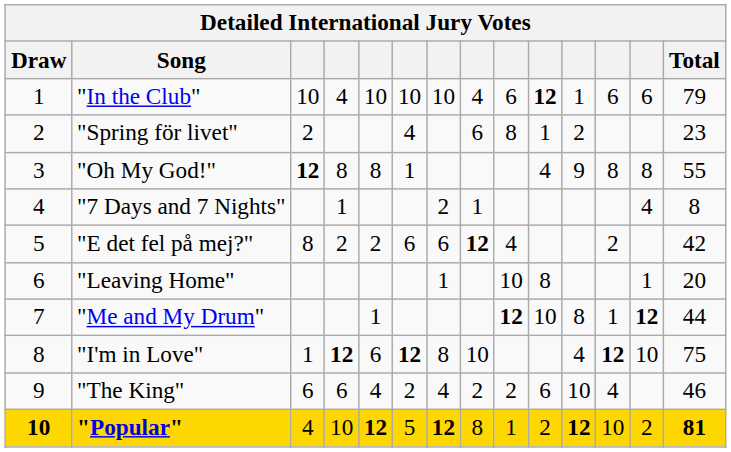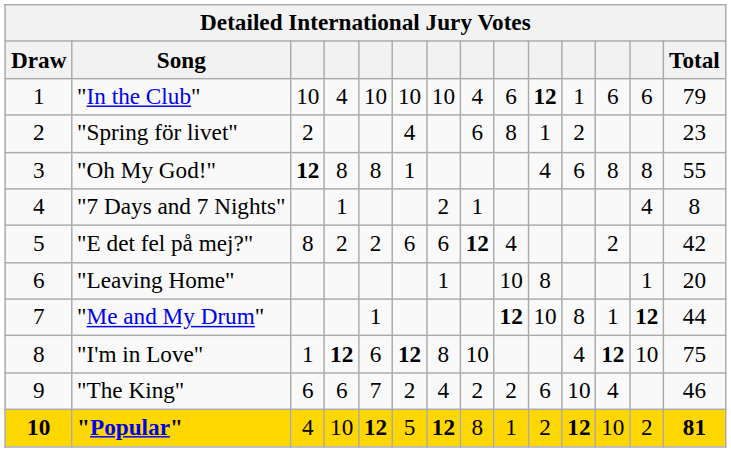(579, 170) 9 -> (579, 170) 6
(376, 390) 4 -> (376, 390) 7
